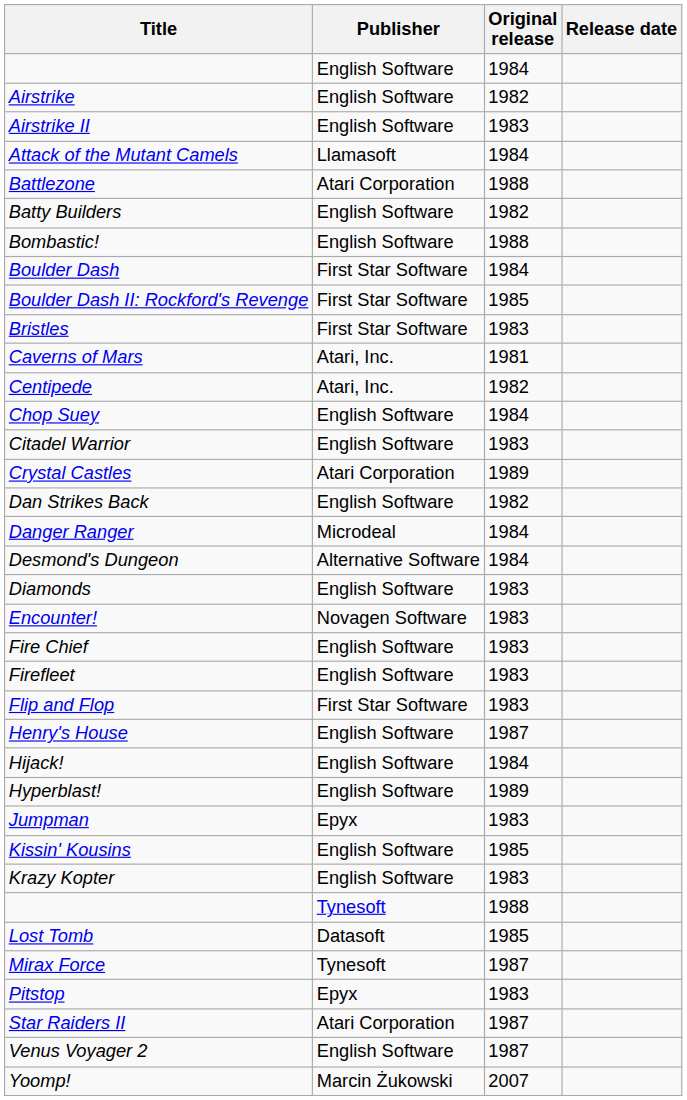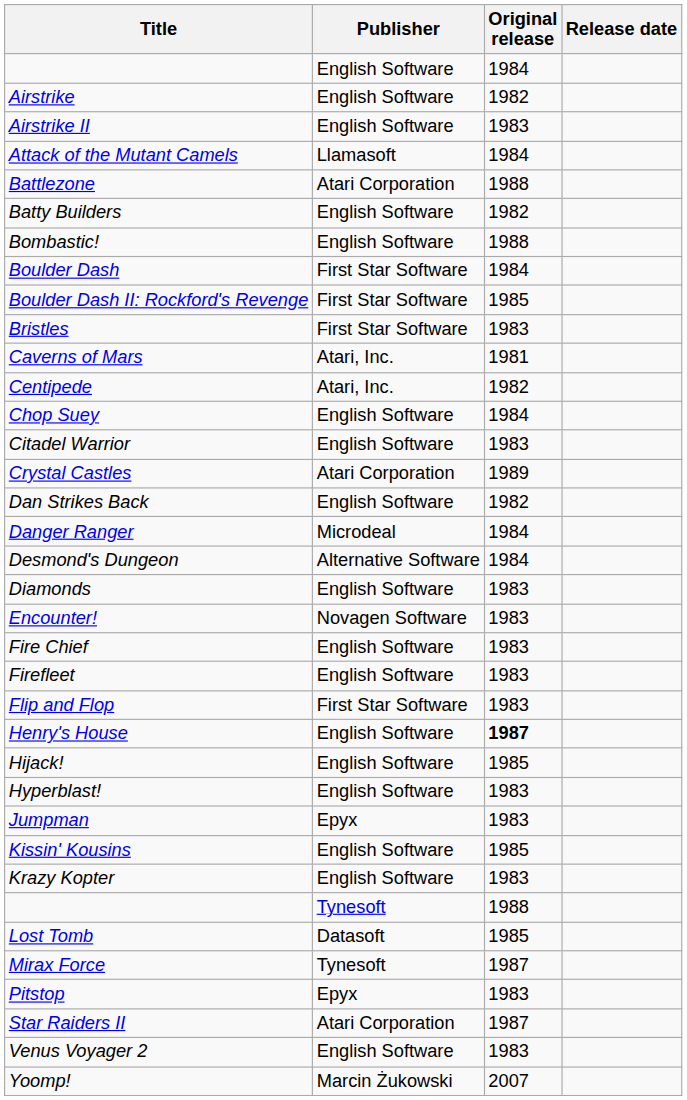(509, 733) normal -> (509, 733) bold
(509, 762) 1984 -> (509, 762) 1985
(509, 791) 1989 -> (509, 791) 1983
(509, 1051) 1987 -> (509, 1051) 1983
